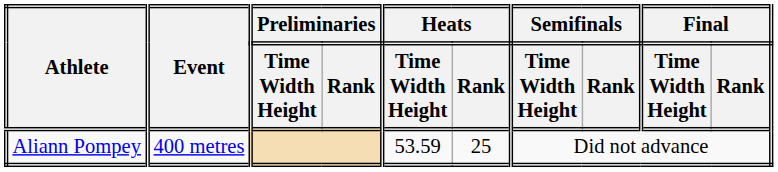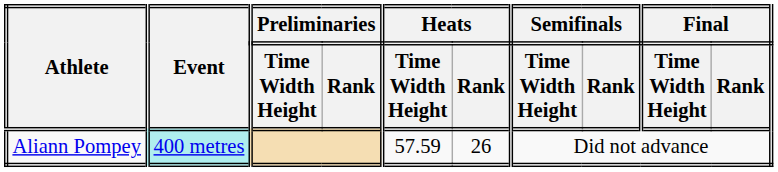(199, 146) no background -> (199, 146) paleturquoise background
(418, 146) 53.59 -> (418, 146) 57.59
(481, 146) 25 -> (481, 146) 26
